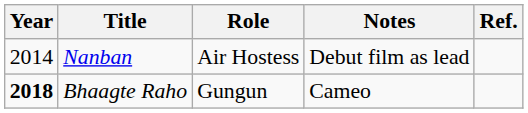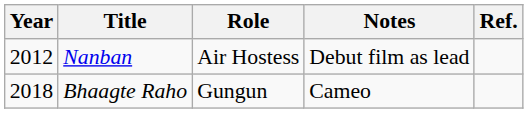(31, 56) 2014 -> (31, 56) 2012
(31, 90) bold -> (31, 90) normal
